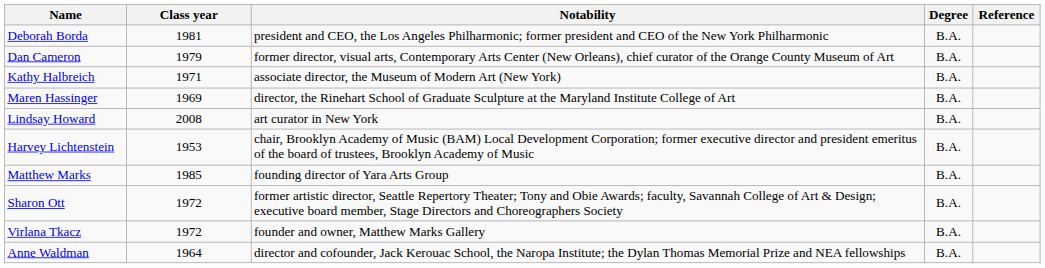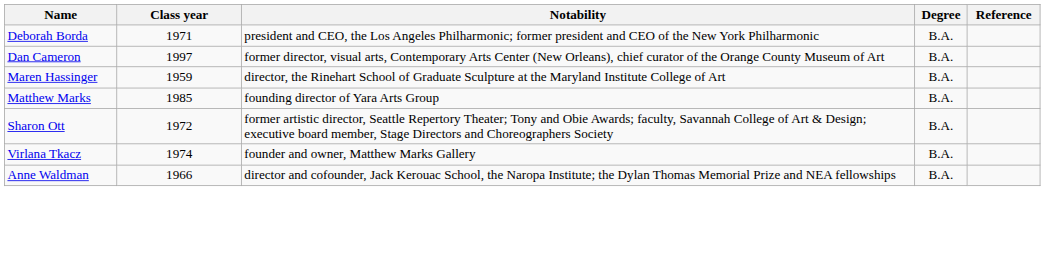(189, 35) 1981 -> (179, 35) 1971
(189, 56) 1979 -> (179, 56) 1997
- row: (51, 77)
(189, 98) 1969 -> (179, 77) 1959
- row: (51, 118)
- row: (61, 147)
(189, 231) 1972 -> (179, 154) 1974
(189, 252) 1964 -> (179, 175) 1966
